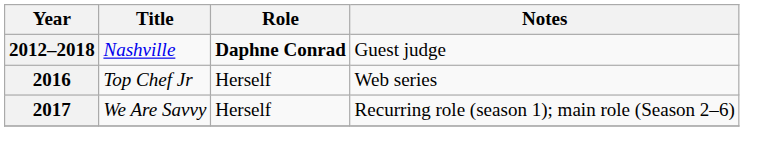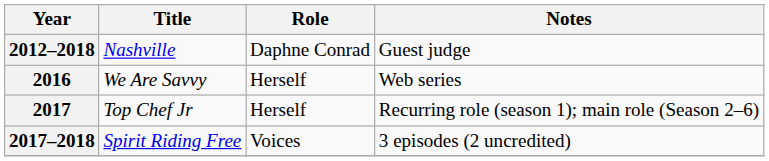(280, 49) bold -> (310, 49) normal
(148, 79) Top Chef Jr -> (155, 79) We Are Savvy
(155, 110) We Are Savvy -> (148, 110) Top Chef Jr
+ row: (52, 140)
